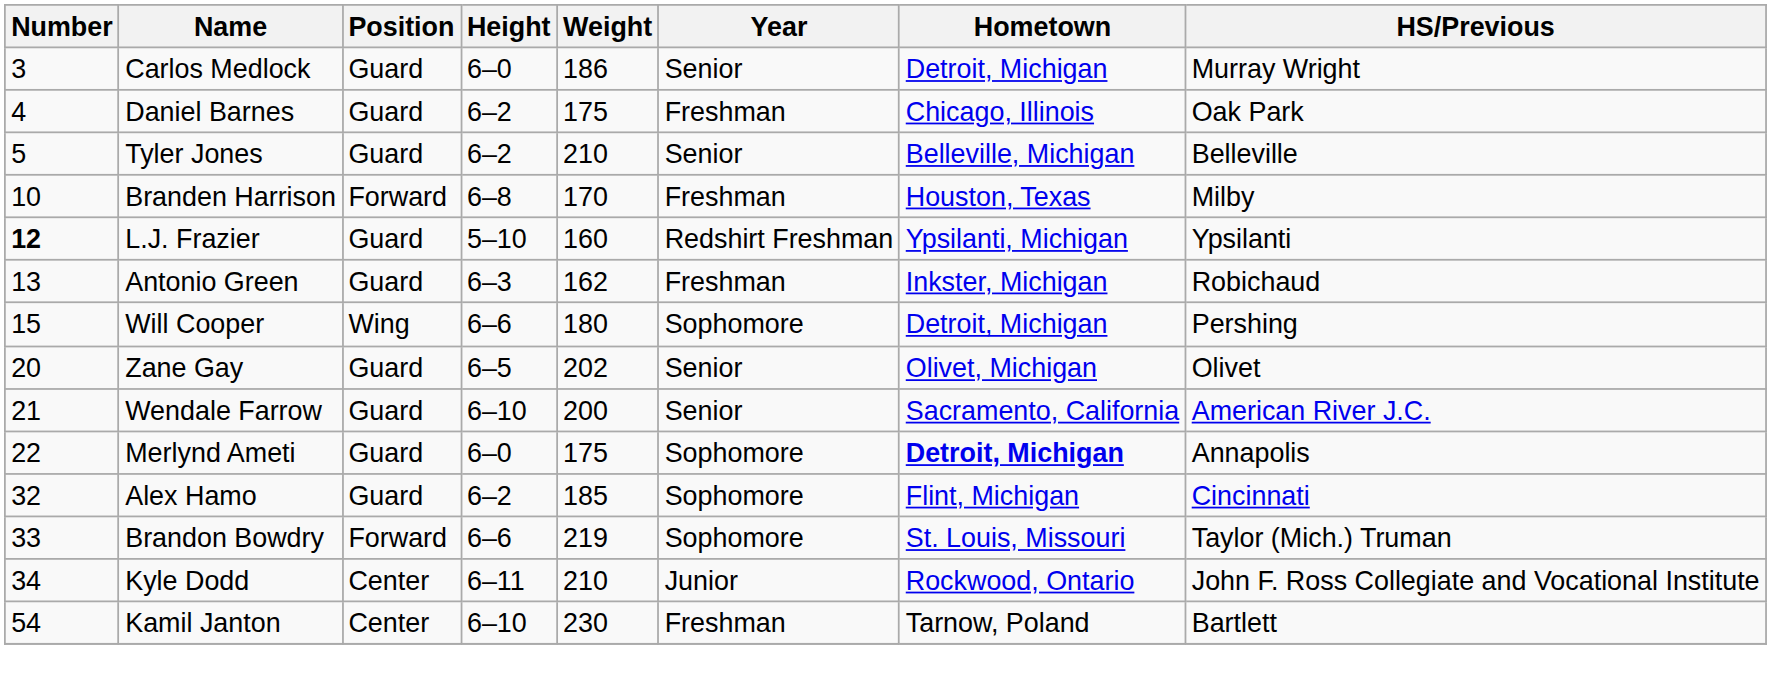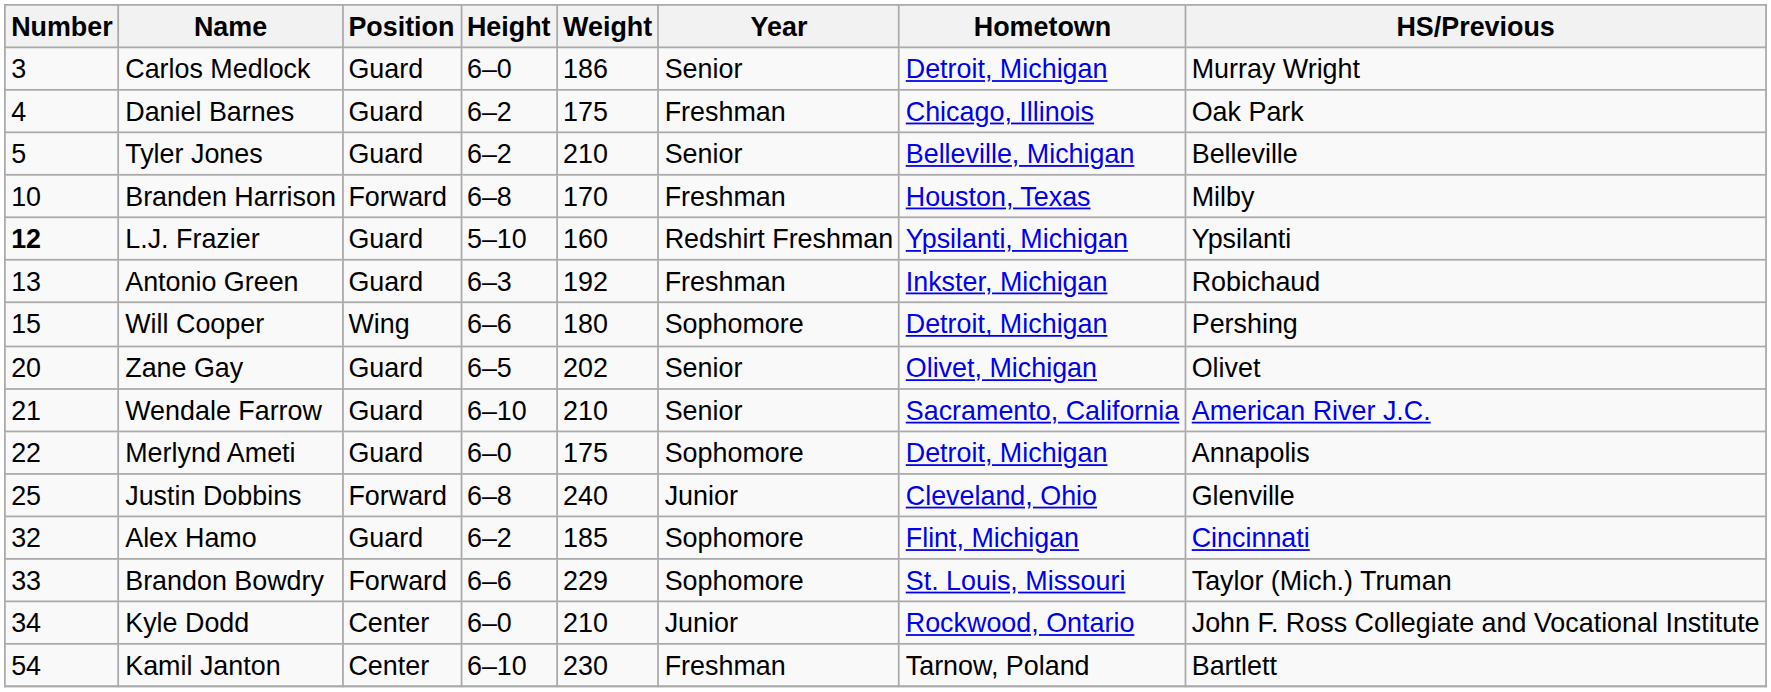(586, 282) 162 -> (586, 282) 192
(586, 410) 200 -> (586, 410) 210
(1015, 452) bold -> (1007, 452) normal
+ row: (213, 495)
(586, 537) 219 -> (586, 580) 229
(496, 580) 6–11 -> (489, 623) 6–0
